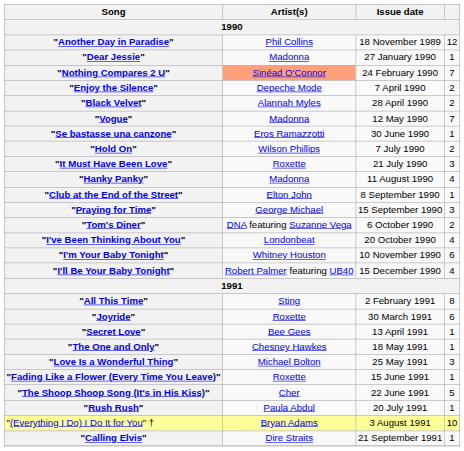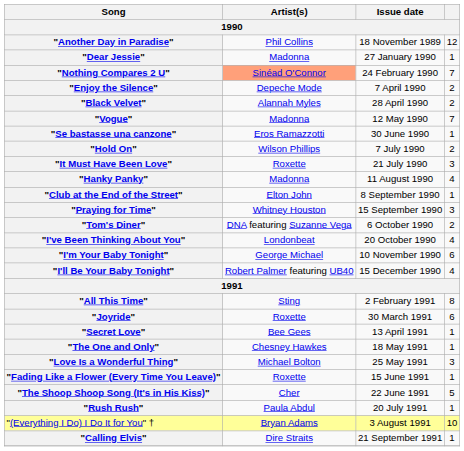(289, 210) George Michael -> (289, 210) Whitney Houston
(289, 255) Whitney Houston -> (289, 255) George Michael
